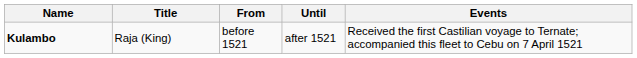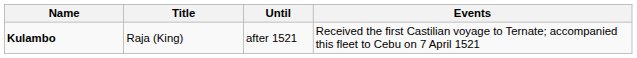- column: (251, 13)
